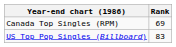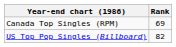(160, 36) 83 -> (160, 36) 82
